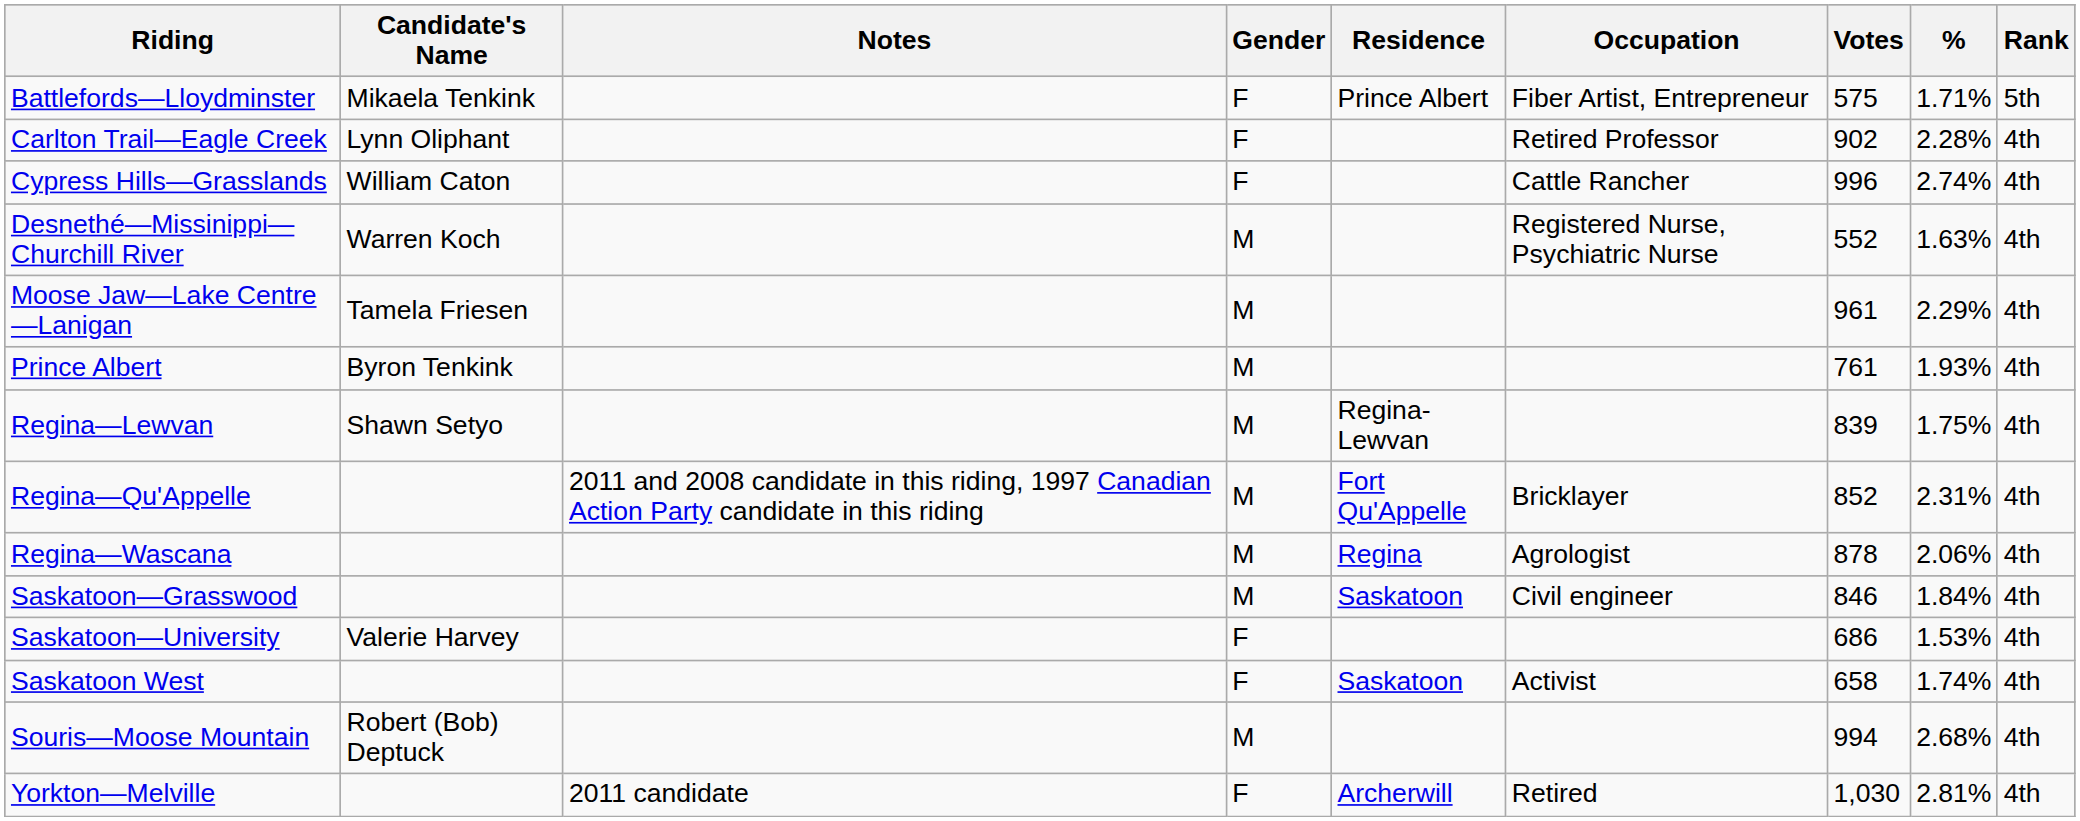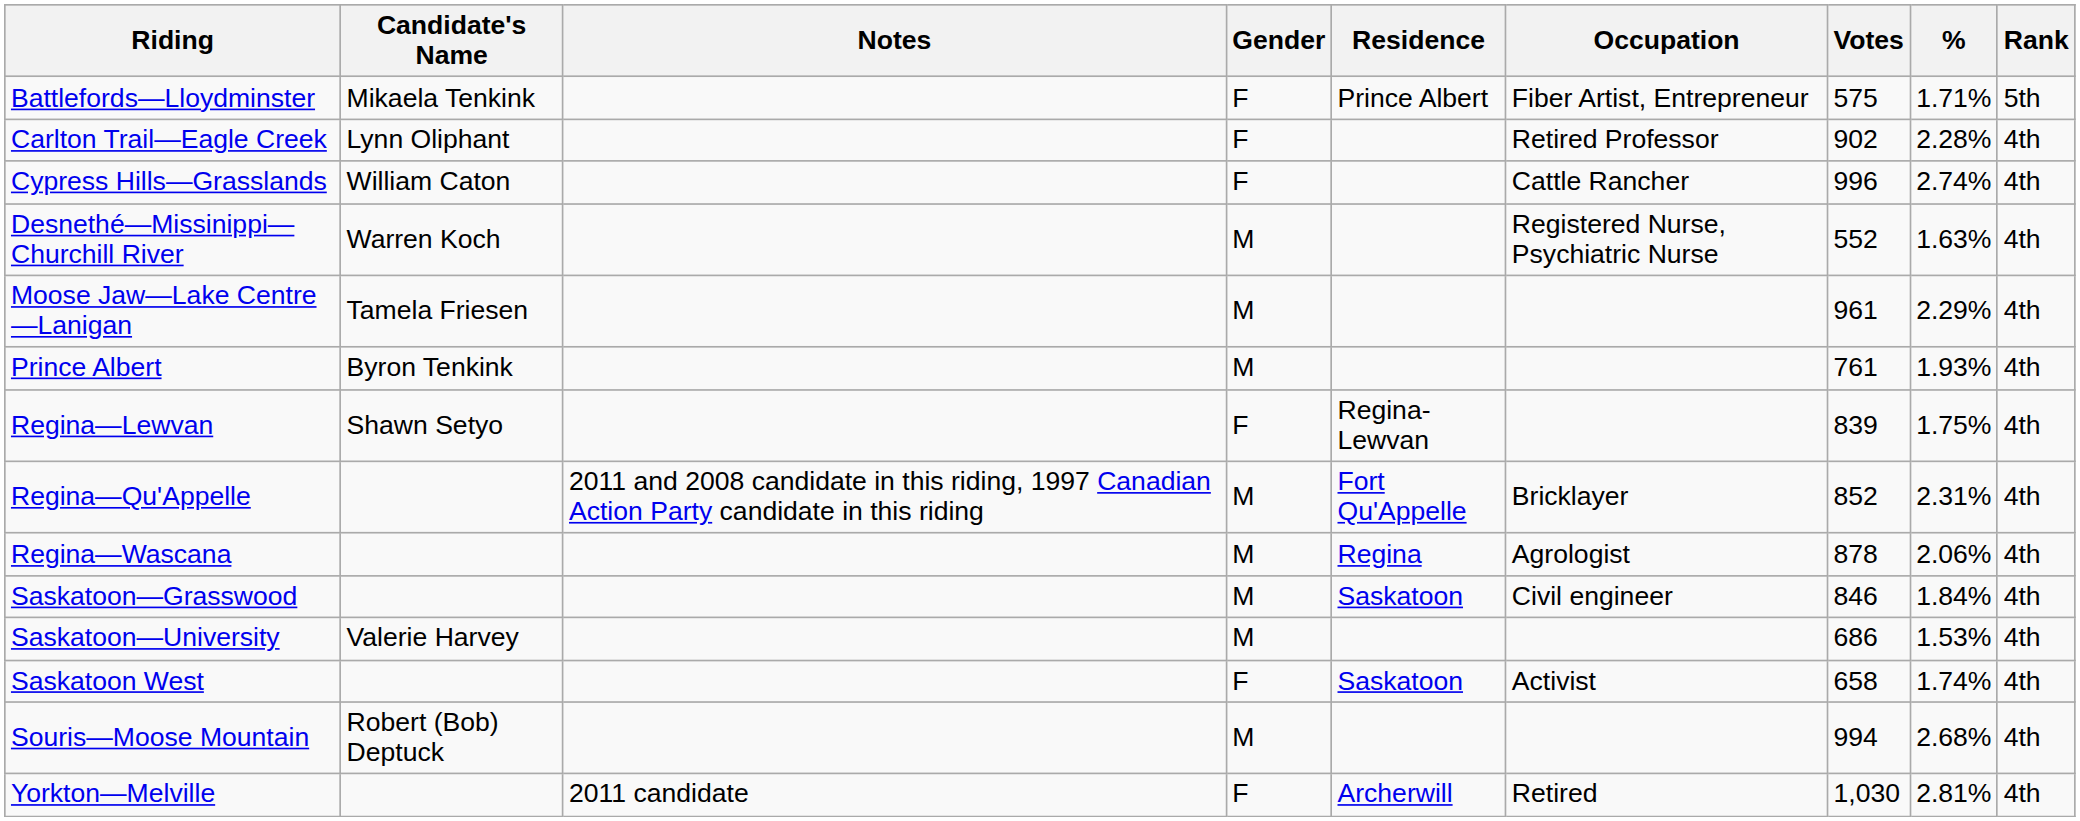(1243, 424) M -> (1240, 424) F
(1240, 638) F -> (1243, 638) M
